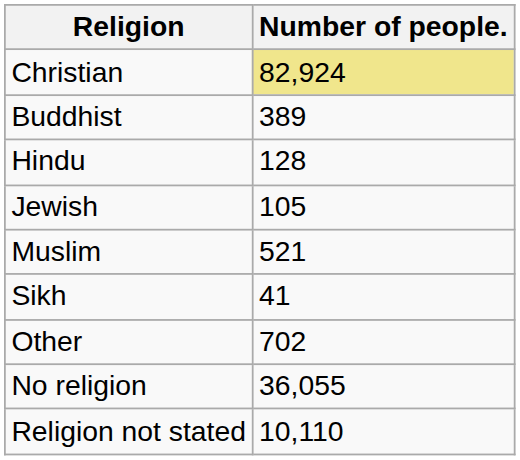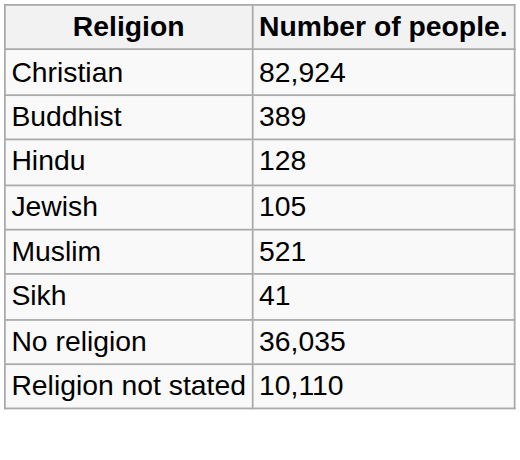(302, 71) khaki background -> (302, 71) no background
- row: (47, 341)
(302, 386) 36,055 -> (302, 341) 36,035
